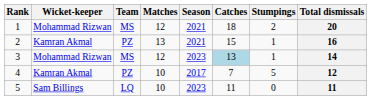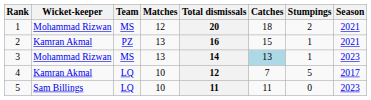columns swapped: (332, 12) <-> (196, 12)
(160, 57) 12 -> (160, 57) 13
(127, 73) PZ -> (127, 73) LQ
